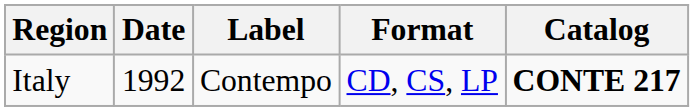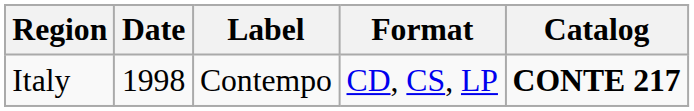(154, 79) 1992 -> (154, 79) 1998
